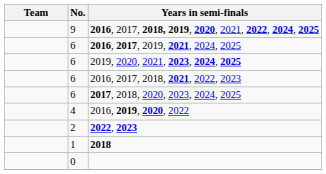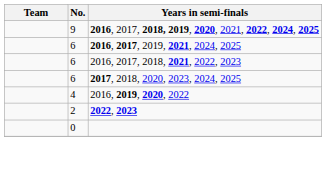- row: (73, 62)
- row: (73, 144)
